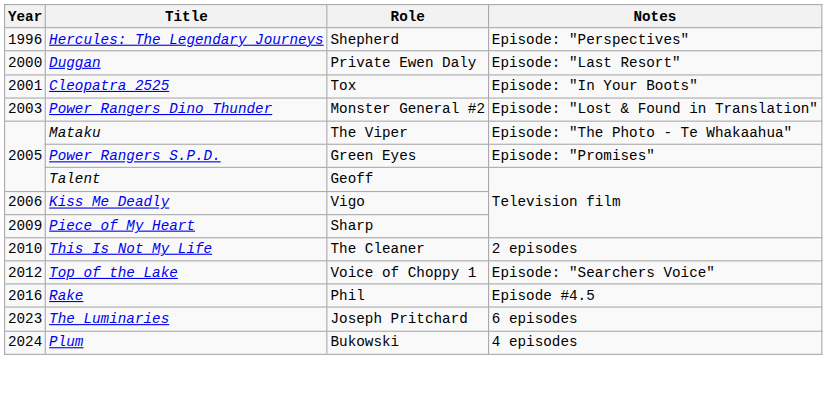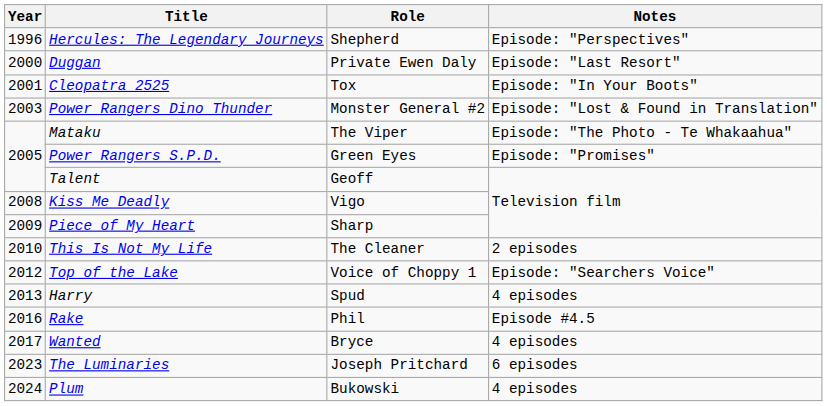(25, 203) 2006 -> (25, 203) 2008
+ row: (71, 296)
+ row: (75, 342)
